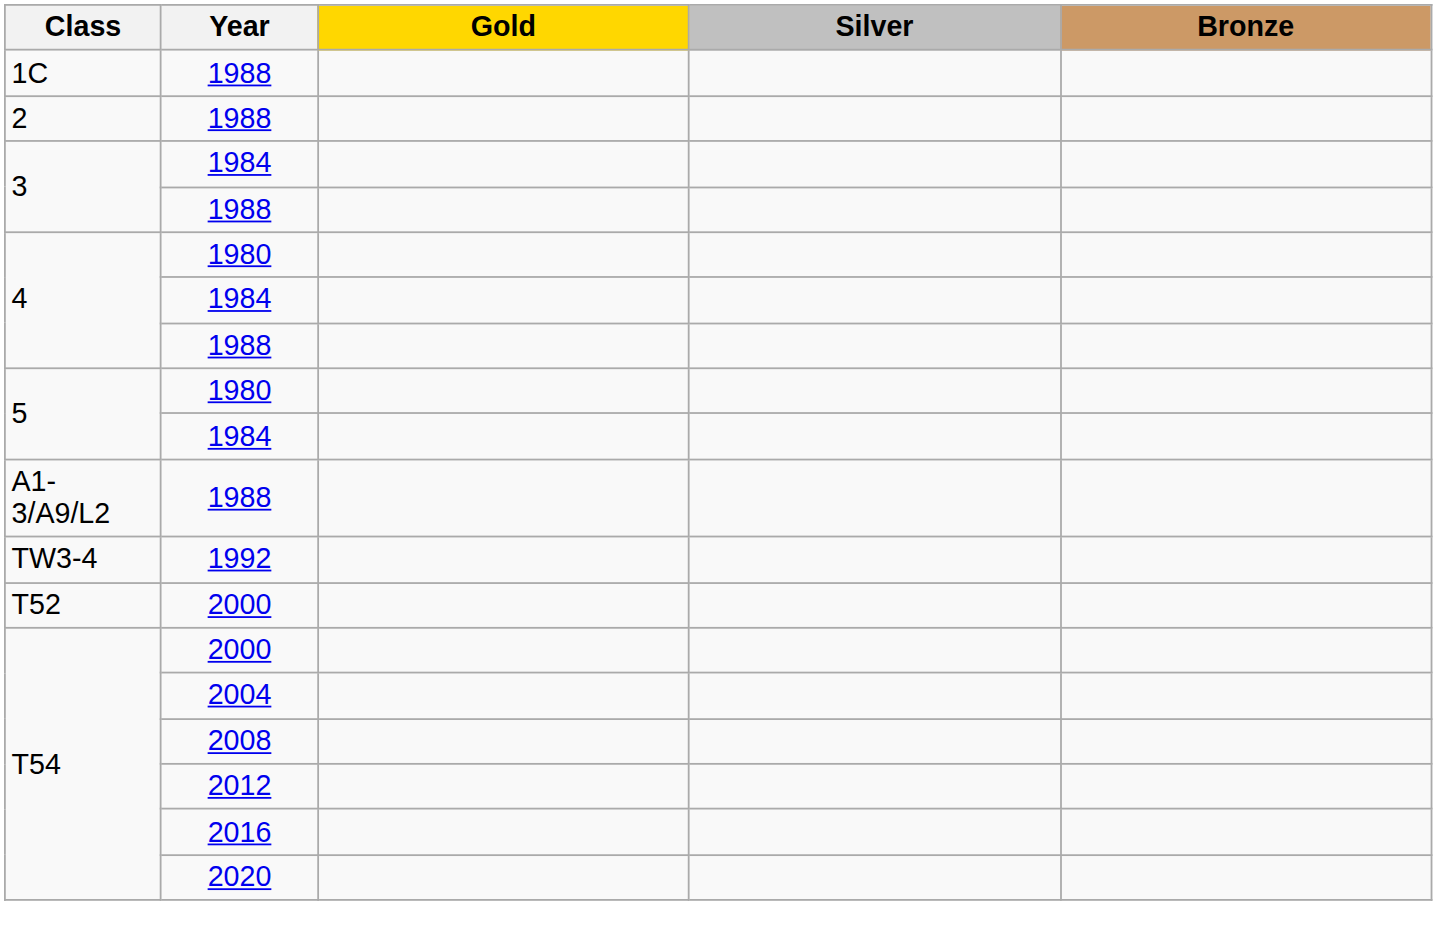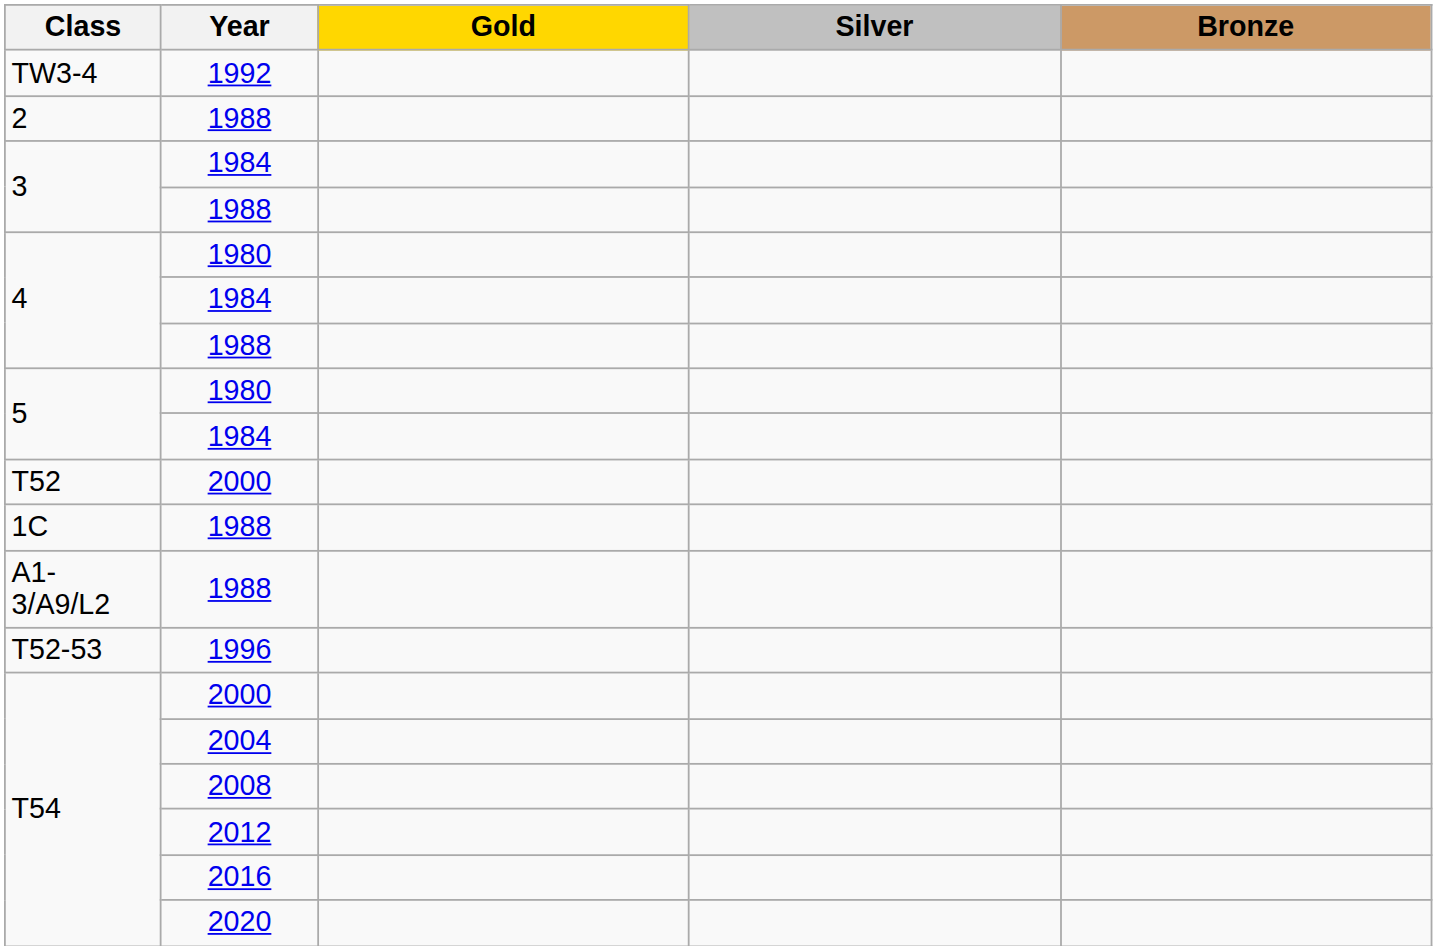rows swapped: (30, 72) <-> (54, 559)
rows swapped: (61, 497) <-> (36, 604)
+ row: (57, 649)
